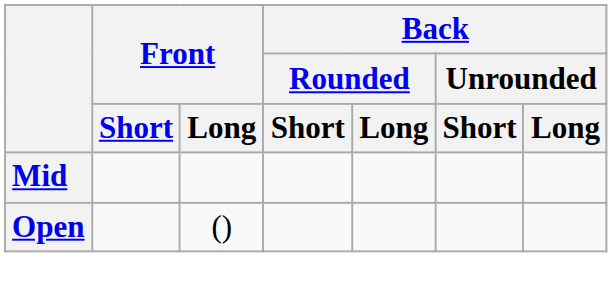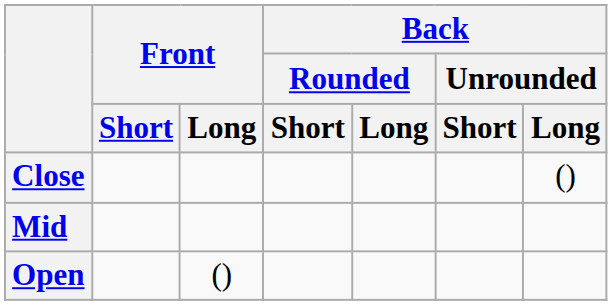+ row: (48, 176)
